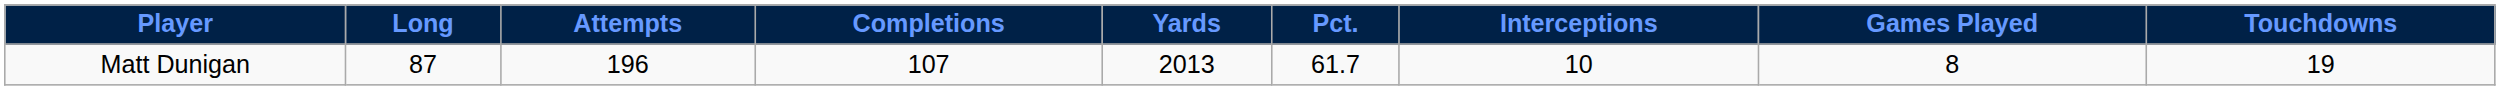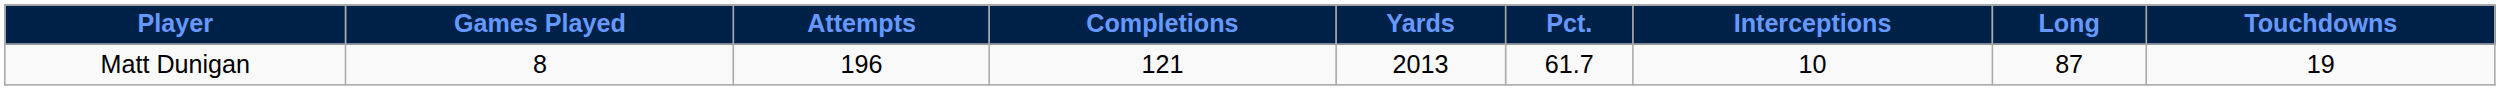columns swapped: (1952, 24) <-> (423, 24)
(929, 64) 107 -> (1162, 64) 121
